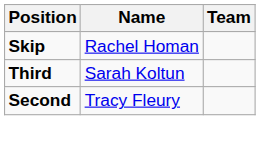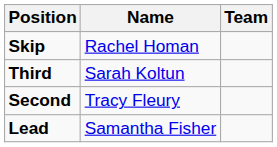+ row: (29, 127)
